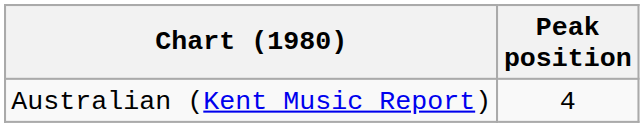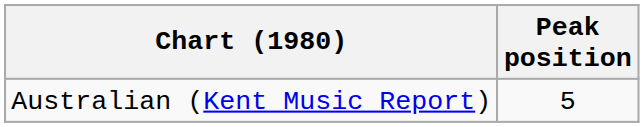(568, 101) 4 -> (568, 101) 5
